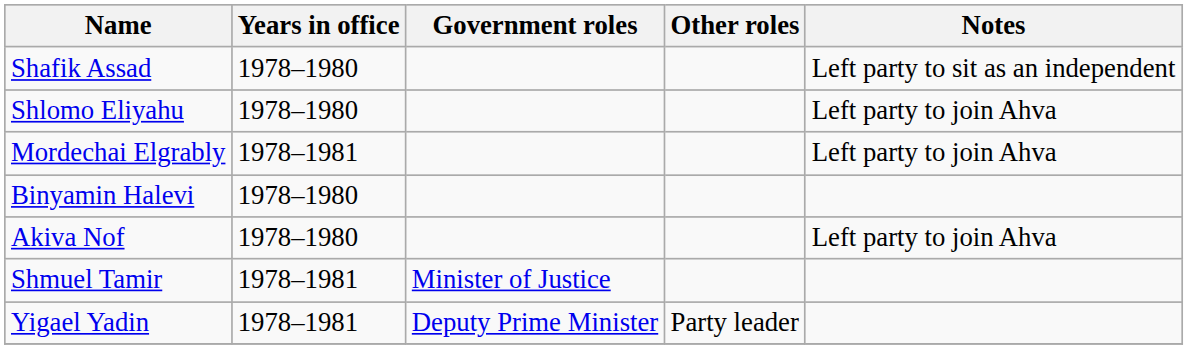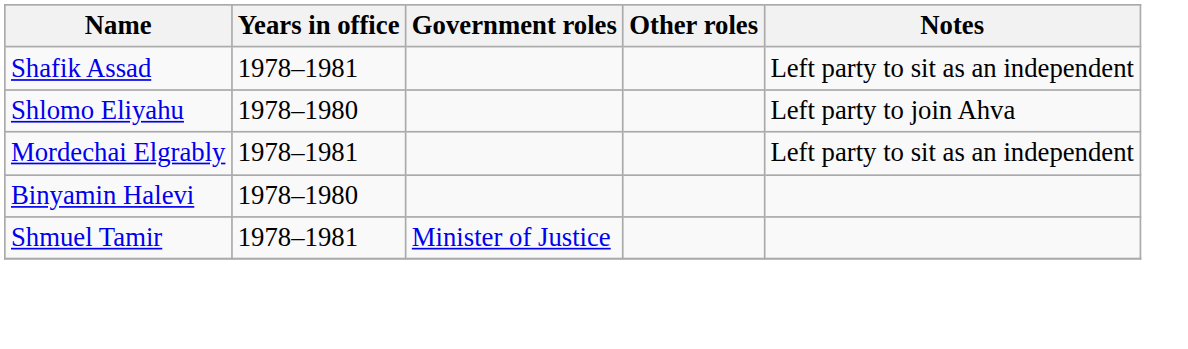(298, 68) 1978–1980 -> (298, 68) 1978–1981
(934, 152) Left party to join Ahva -> (952, 152) Left party to sit as an independent
- row: (68, 237)
- row: (80, 322)
